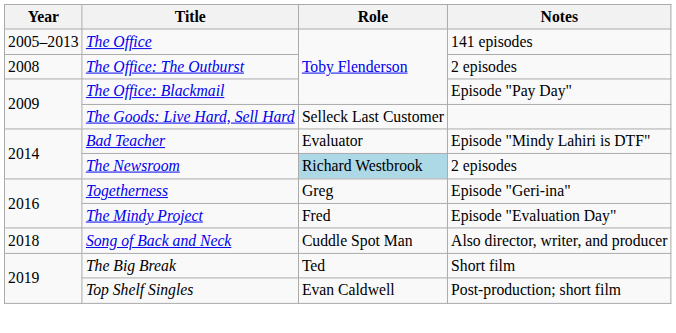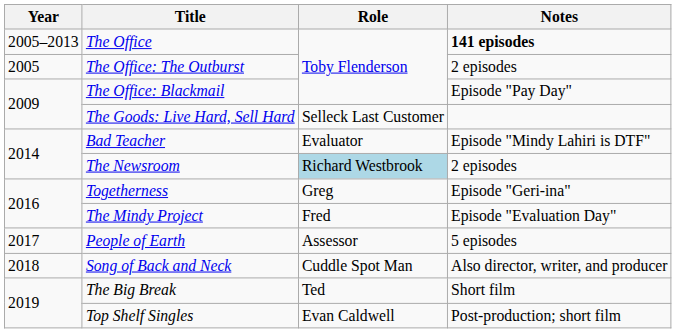(492, 41) normal -> (493, 41) bold
(24, 66) 2008 -> (24, 66) 2005
+ row: (136, 240)
